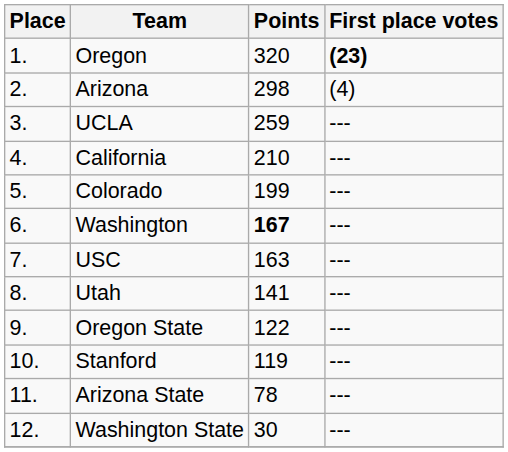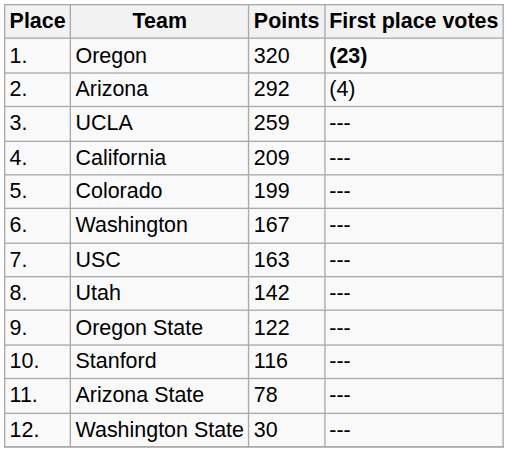(272, 89) 298 -> (272, 89) 292
(272, 157) 210 -> (272, 157) 209
(272, 225) bold -> (272, 225) normal
(272, 293) 141 -> (272, 293) 142
(271, 361) 119 -> (271, 361) 116
